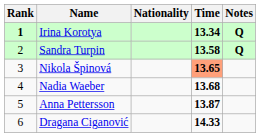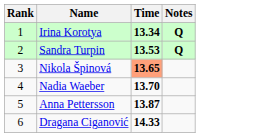- column: (161, 13)
(20, 31) bold -> (20, 31) normal
(207, 50) 13.58 -> (147, 50) 13.53
(207, 86) 13.68 -> (147, 86) 13.70
